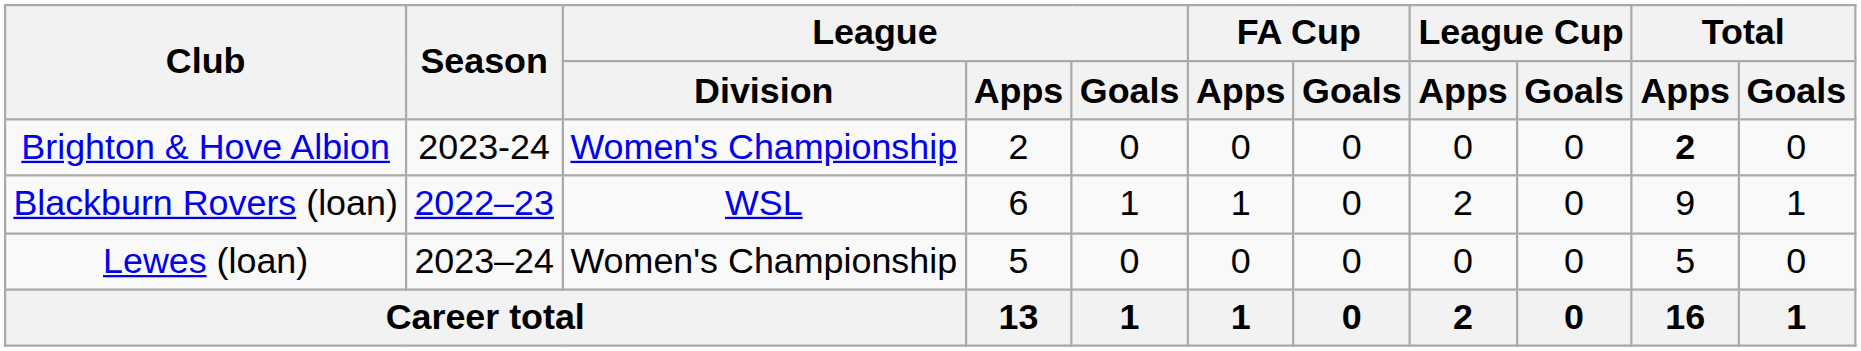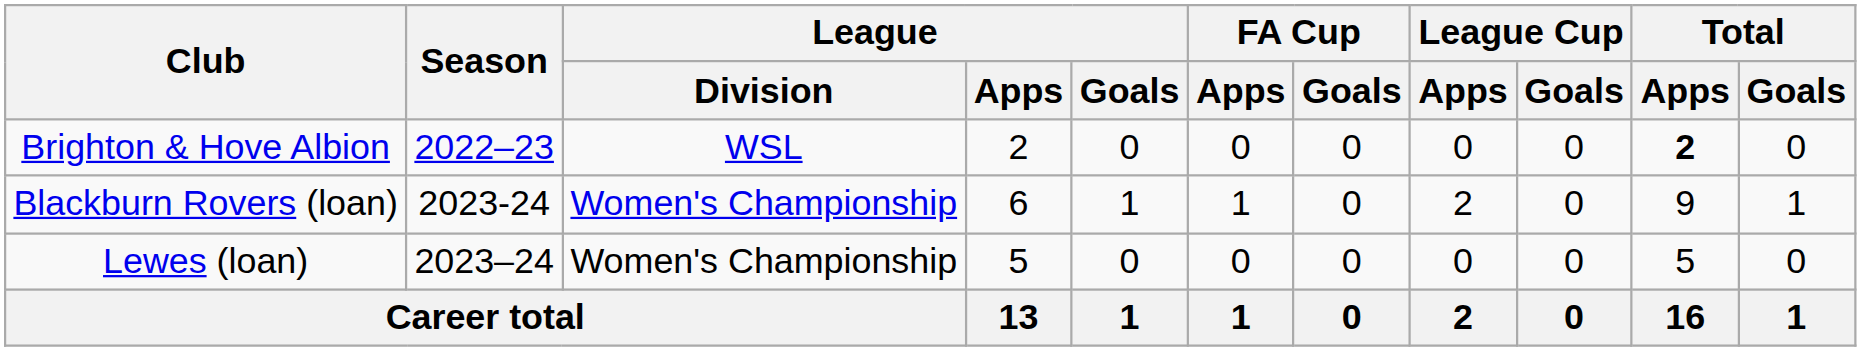(484, 146) 2023-24 -> (484, 146) 2022–23
(764, 146) Women's Championship -> (764, 146) WSL
(484, 203) 2022–23 -> (484, 203) 2023-24
(764, 203) WSL -> (764, 203) Women's Championship
